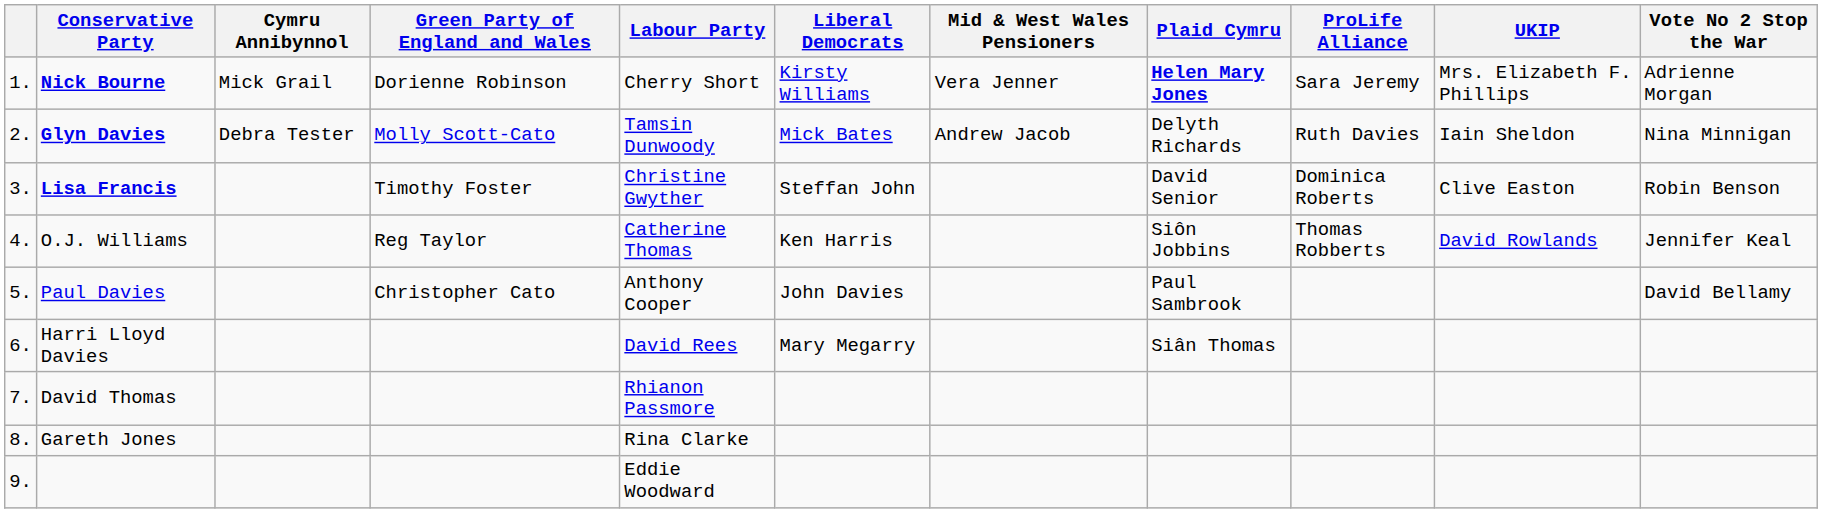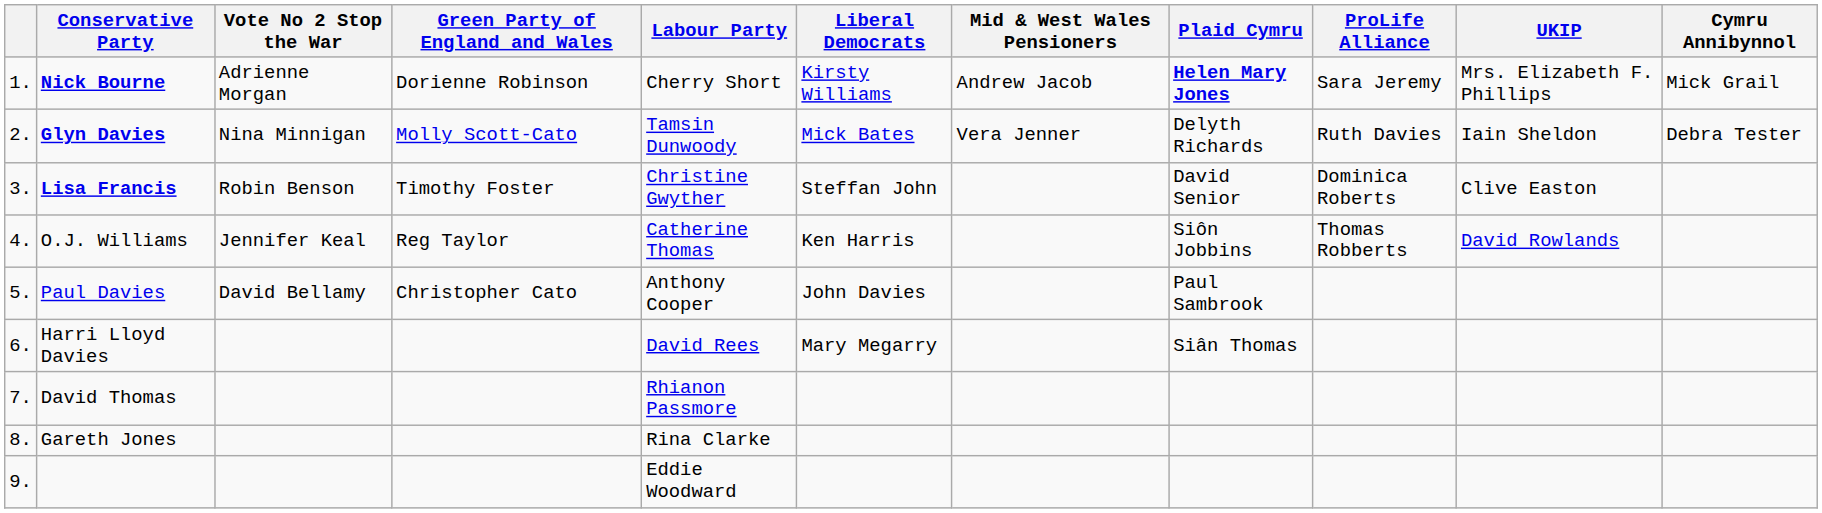columns swapped: (292, 31) <-> (1729, 31)
(997, 83) Vera Jenner -> (1024, 83) Andrew Jacob
(1003, 136) Andrew Jacob -> (1019, 136) Vera Jenner
